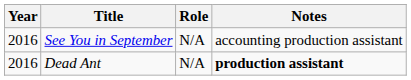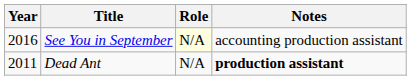(192, 39) no background -> (192, 39) lightyellow background
(23, 63) 2016 -> (22, 63) 2011
